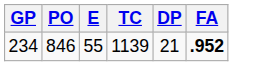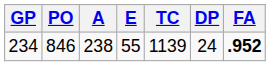+ column: (98, 18)
(169, 46) 21 -> (207, 46) 24
